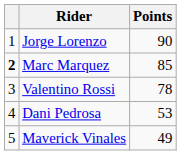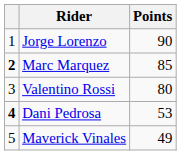(165, 89) 78 -> (165, 89) 80
(12, 114) normal -> (12, 114) bold
